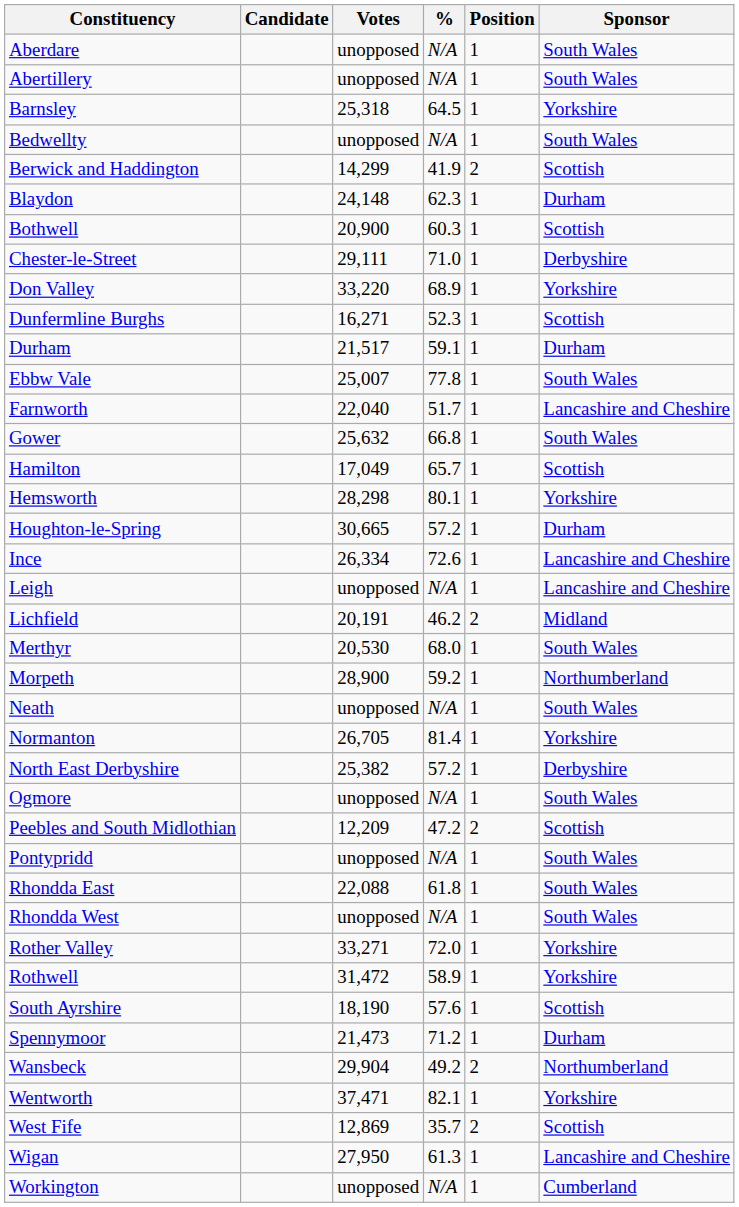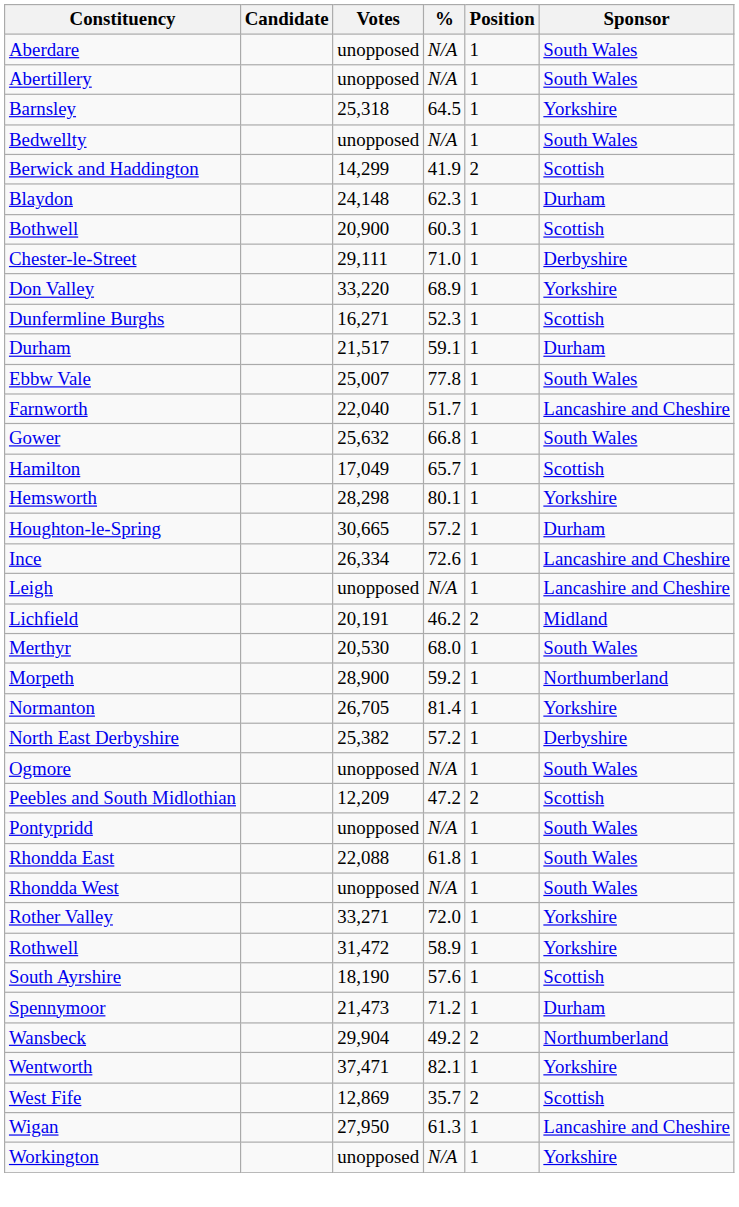- row: (31, 708)
(590, 1187) Cumberland -> (580, 1157) Yorkshire
